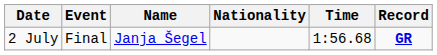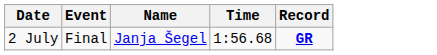- column: (260, 16)
